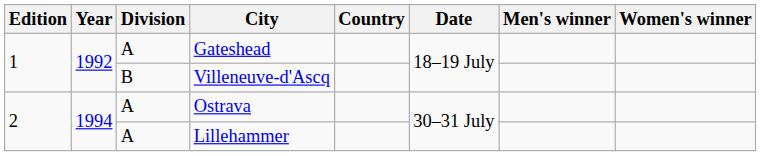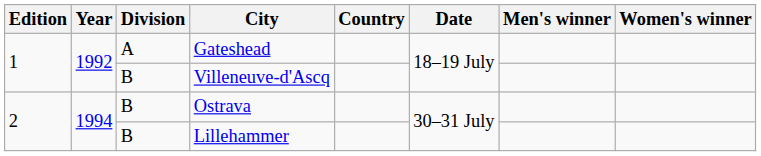(128, 106) A -> (127, 106) B
(128, 135) A -> (127, 135) B
